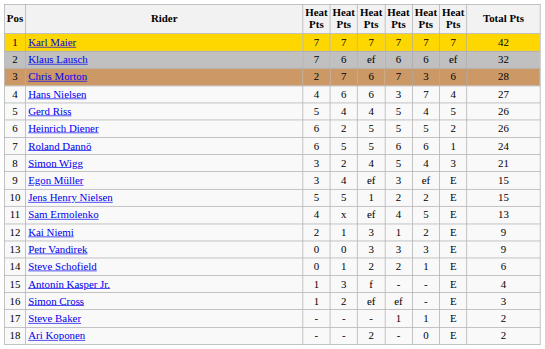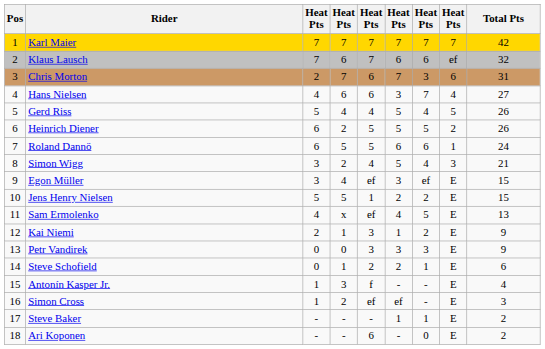(371, 59) ef -> (371, 59) 7
(503, 77) 28 -> (503, 77) 31
(371, 335) 2 -> (371, 335) 6
